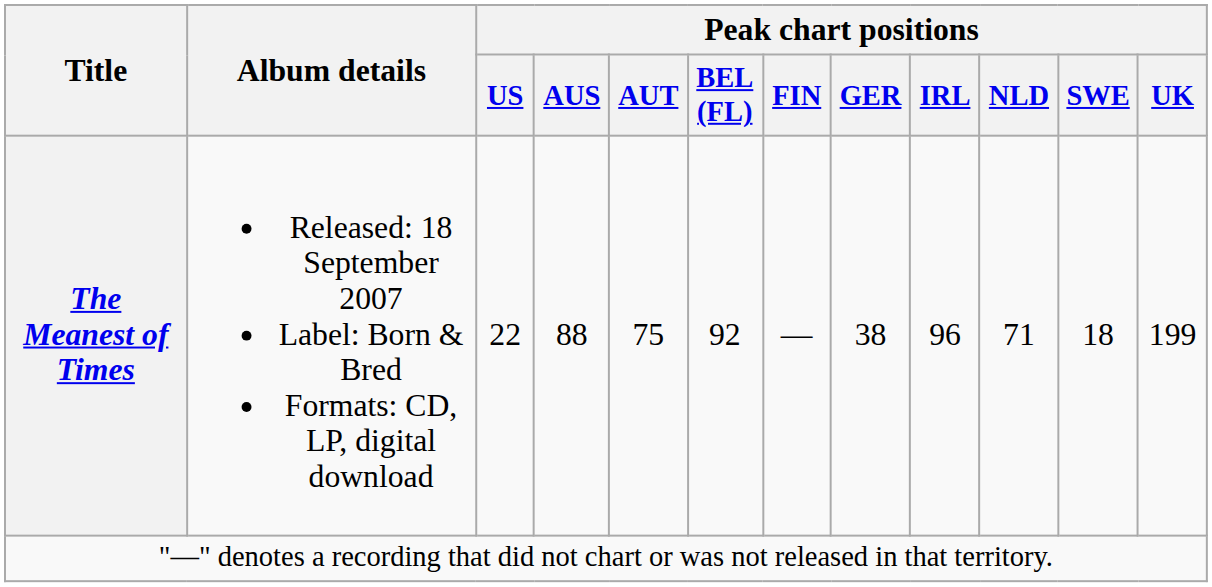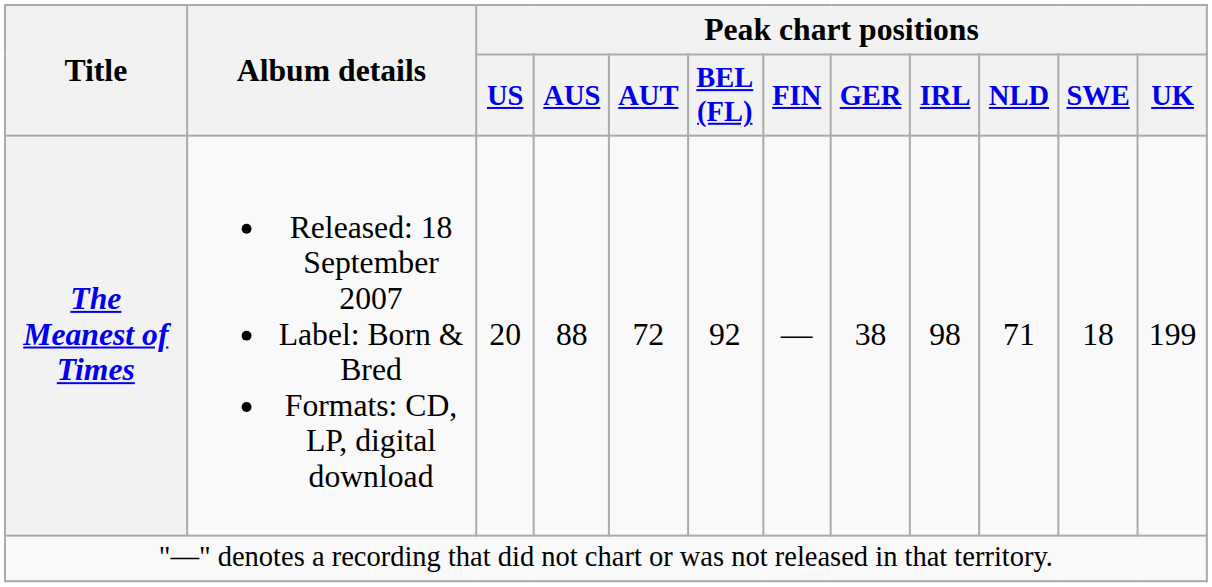(505, 334) 22 -> (505, 334) 20
(648, 334) 75 -> (648, 334) 72
(945, 334) 96 -> (945, 334) 98
